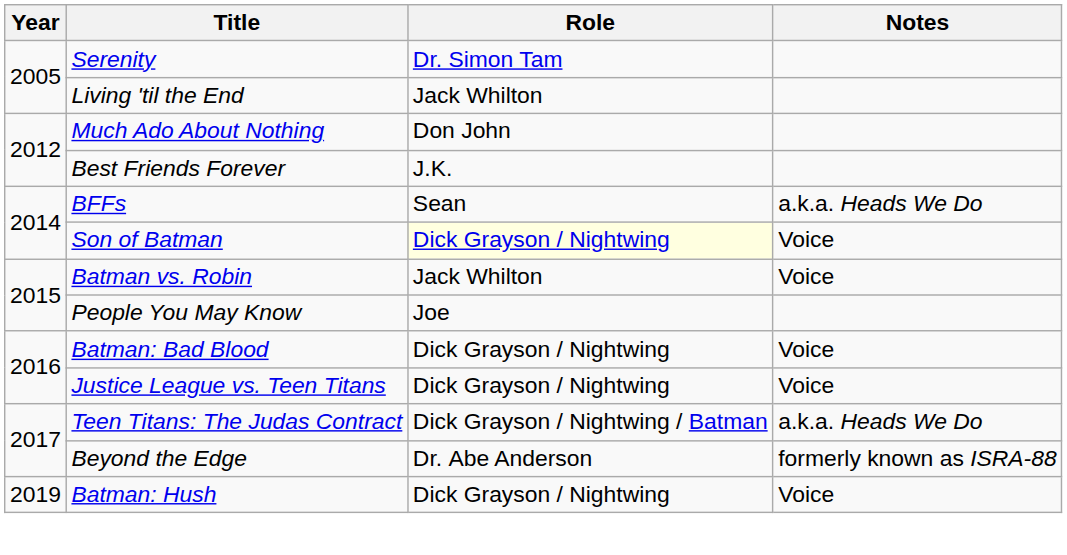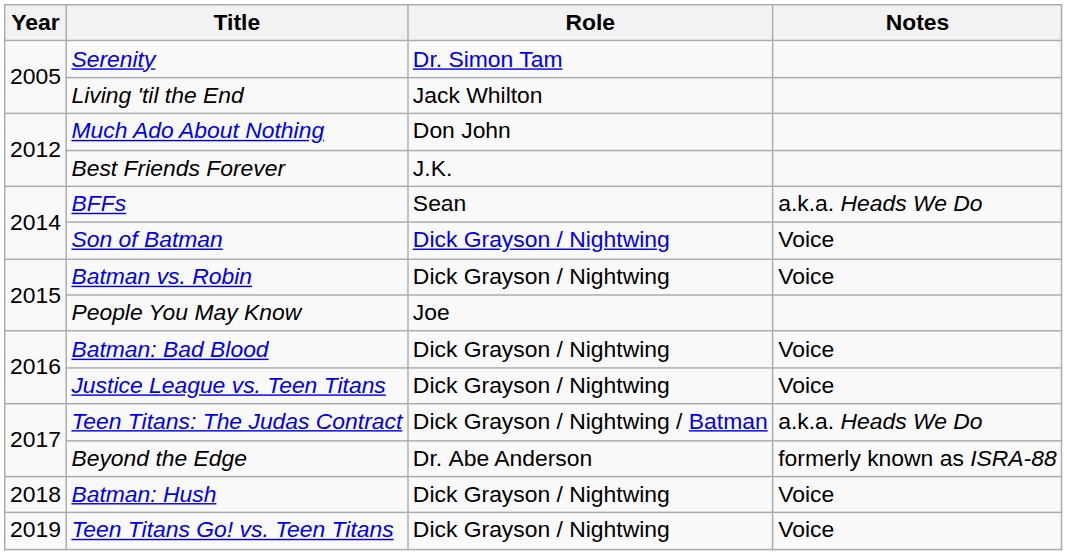(541, 240) lightyellow background -> (541, 240) no background
(478, 276) Jack Whilton -> (541, 276) Dick Grayson / Nightwing
(35, 494) 2019 -> (35, 494) 2018
+ row: (233, 530)
